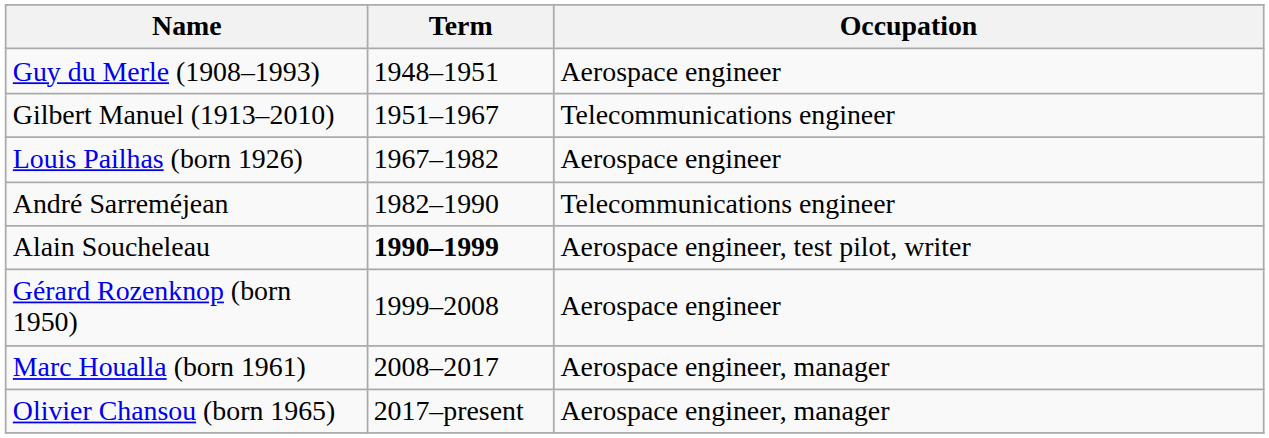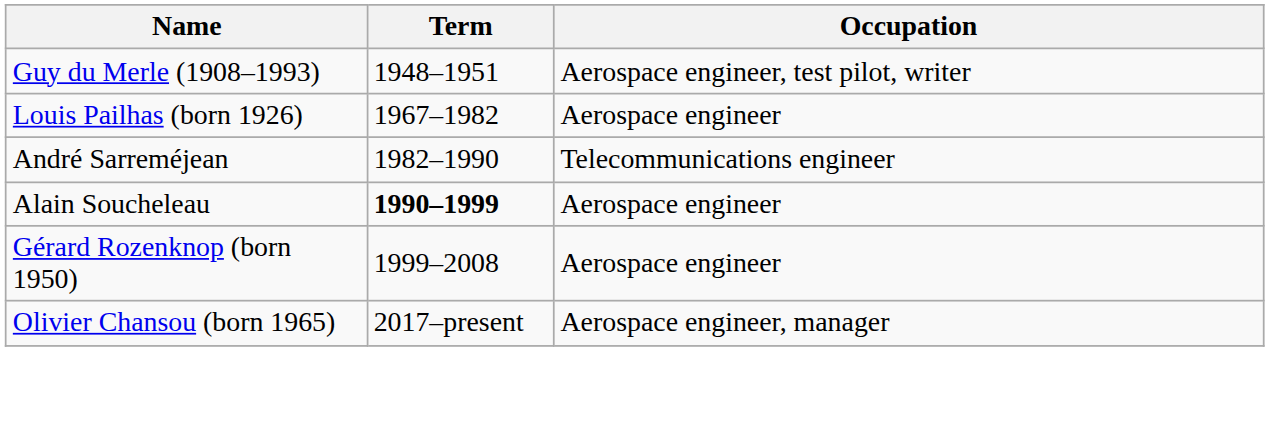(671, 70) Aerospace engineer -> (766, 70) Aerospace engineer, test pilot, writer
- row: (174, 114)
(766, 247) Aerospace engineer, test pilot, writer -> (671, 203) Aerospace engineer
- row: (159, 366)
